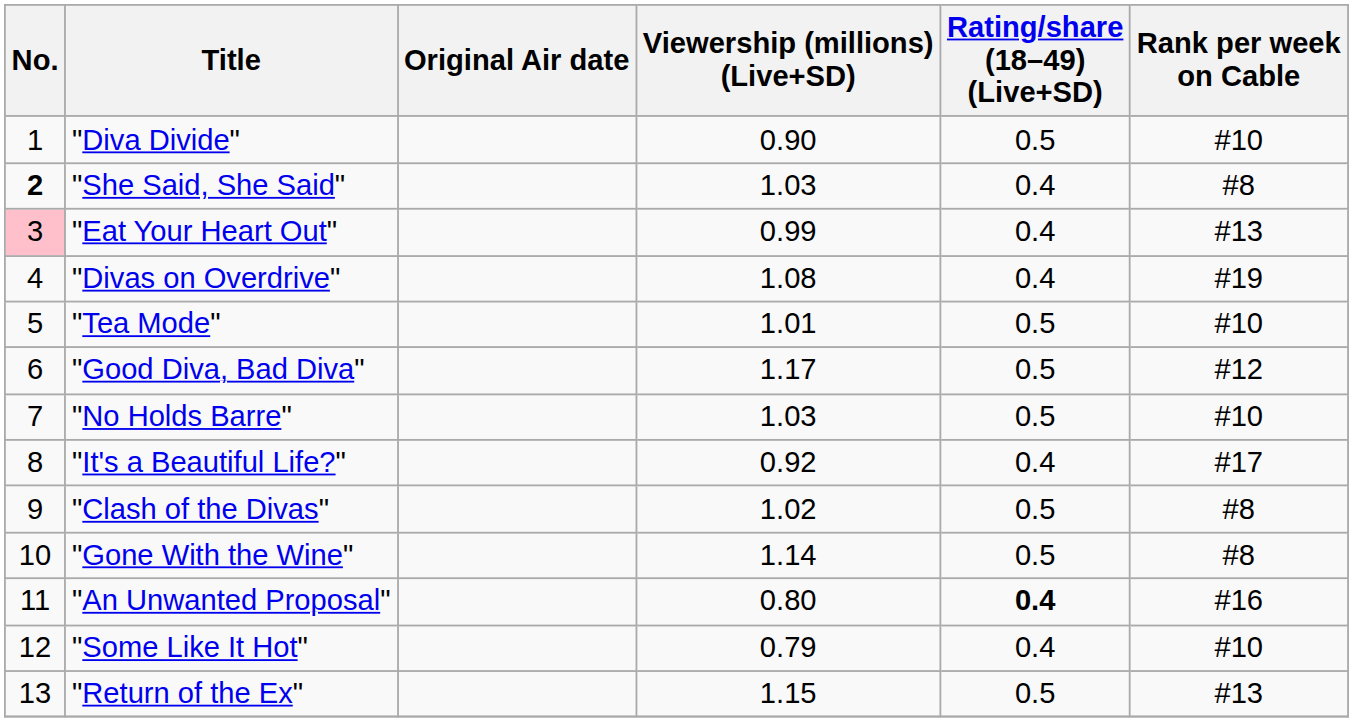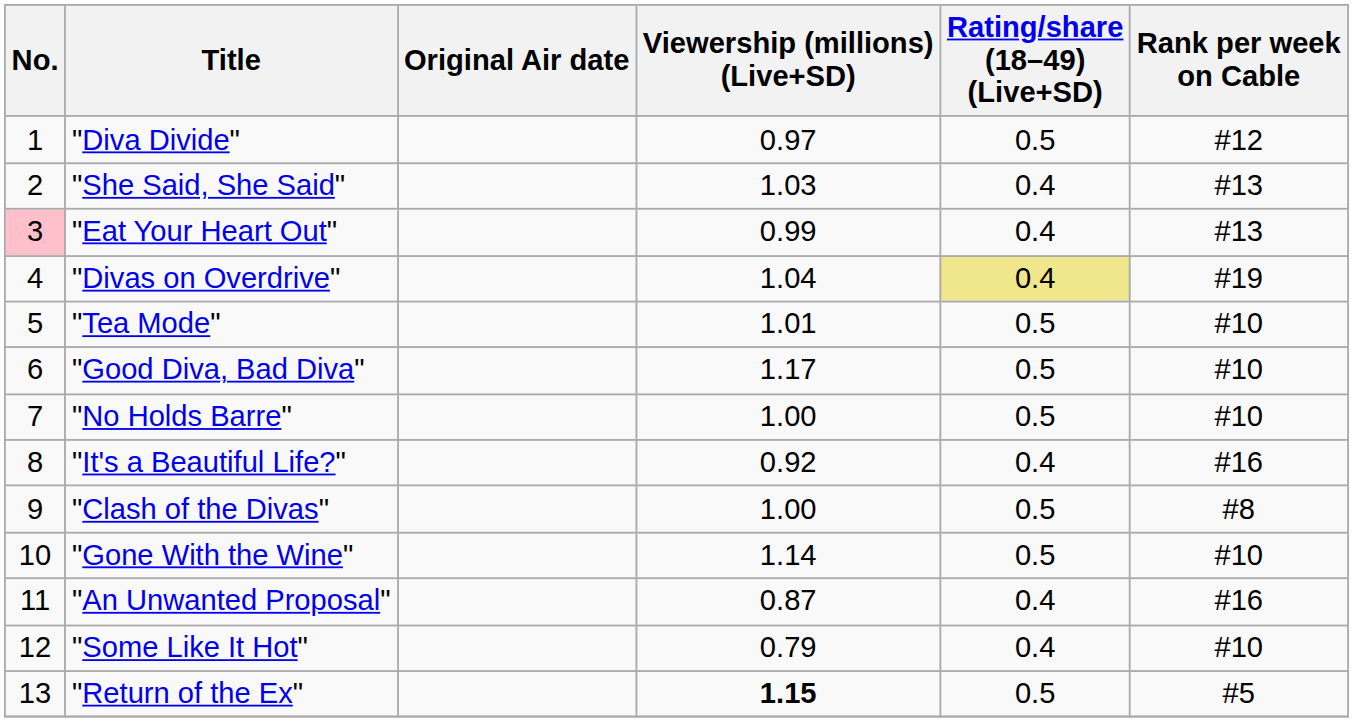(788, 139) 0.90 -> (788, 139) 0.97
(1239, 139) #10 -> (1239, 139) #12
(35, 185) bold -> (35, 185) normal
(1239, 185) #8 -> (1239, 185) #13
(788, 277) 1.08 -> (788, 277) 1.04
(1035, 277) no background -> (1035, 277) khaki background
(1239, 370) #12 -> (1239, 370) #10
(788, 416) 1.03 -> (788, 416) 1.00
(1239, 462) #17 -> (1239, 462) #16
(788, 508) 1.02 -> (788, 508) 1.00
(1239, 554) #8 -> (1239, 554) #10
(788, 601) 0.80 -> (788, 601) 0.87
(1035, 601) bold -> (1035, 601) normal
(788, 693) normal -> (788, 693) bold
(1239, 693) #13 -> (1239, 693) #5
